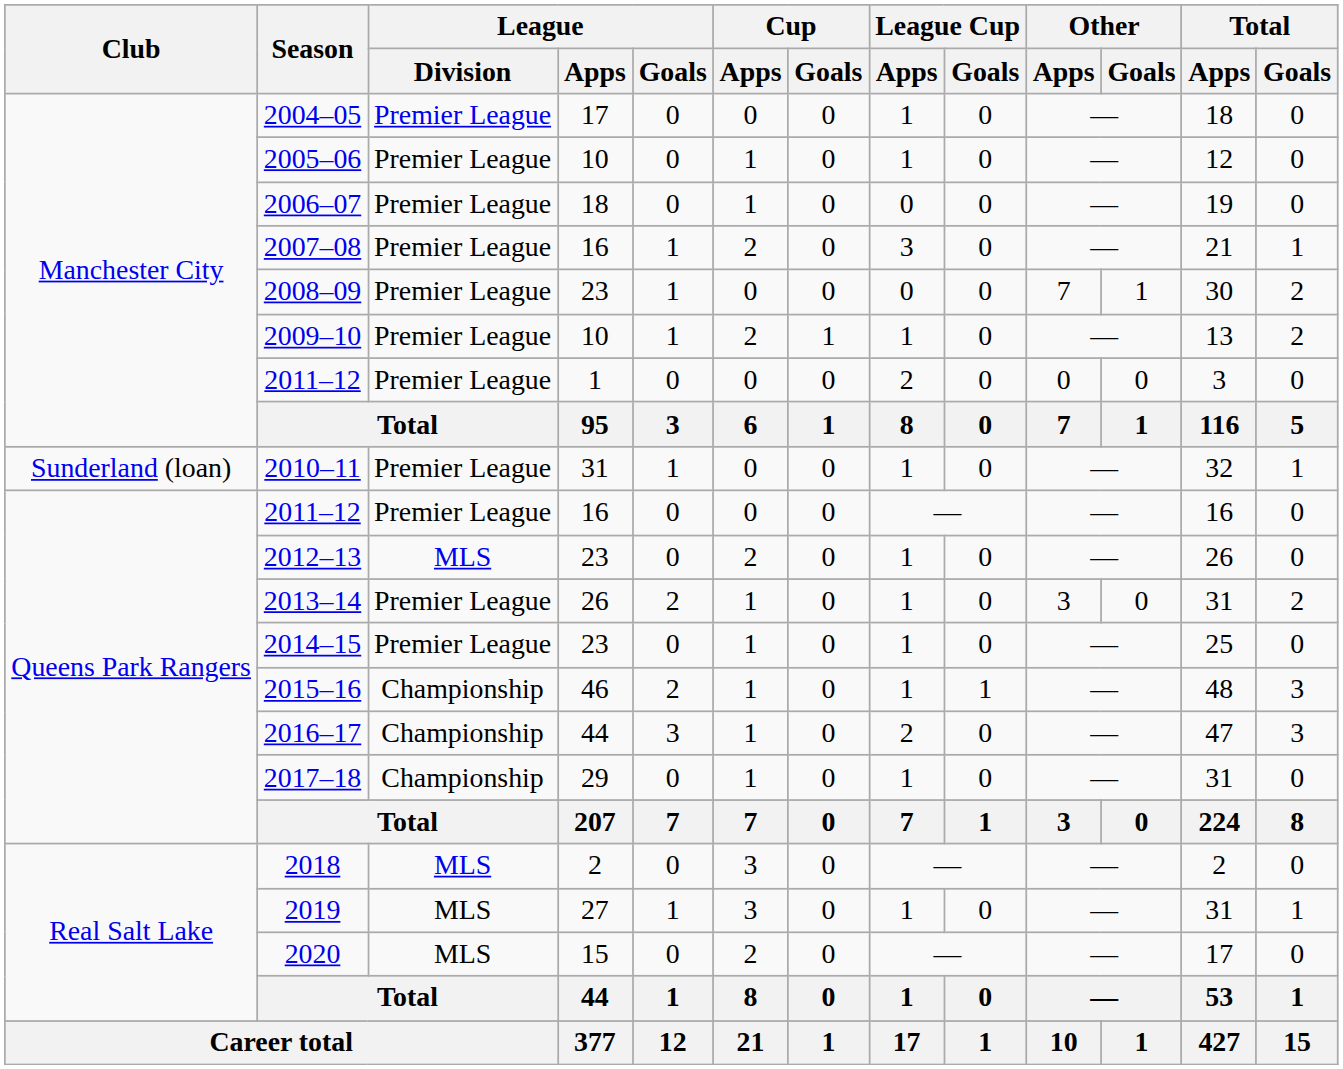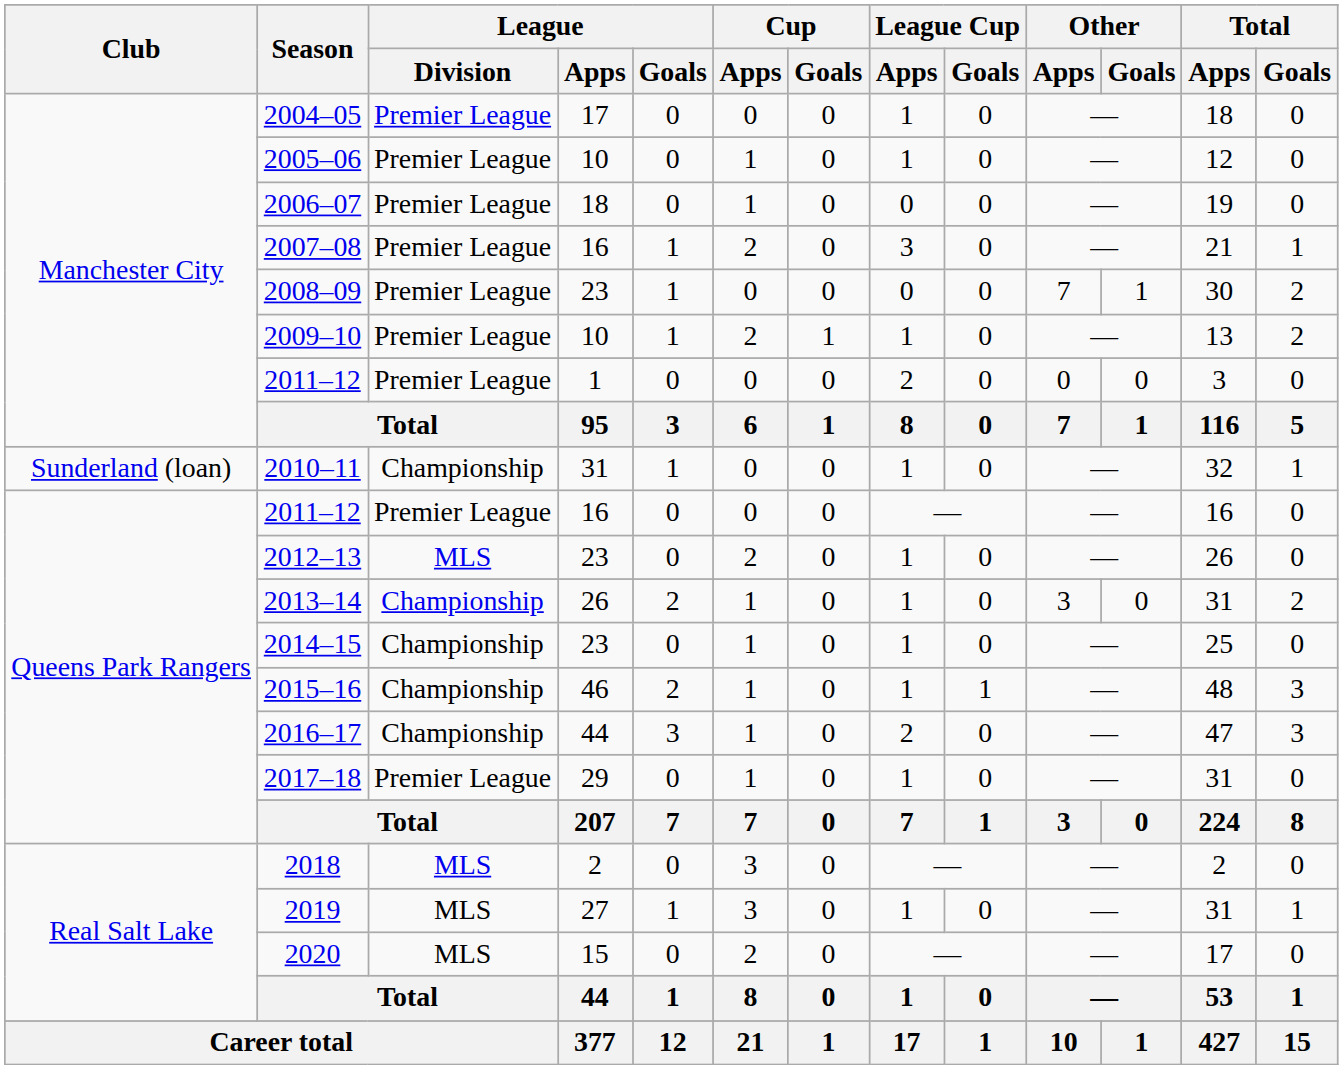(463, 468) Premier League -> (463, 468) Championship
(463, 600) Premier League -> (463, 600) Championship
(463, 644) Premier League -> (463, 644) Championship
(463, 777) Championship -> (463, 777) Premier League
